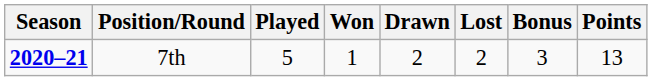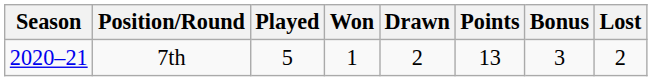columns swapped: (481, 22) <-> (612, 22)
(49, 57) bold -> (49, 57) normal
